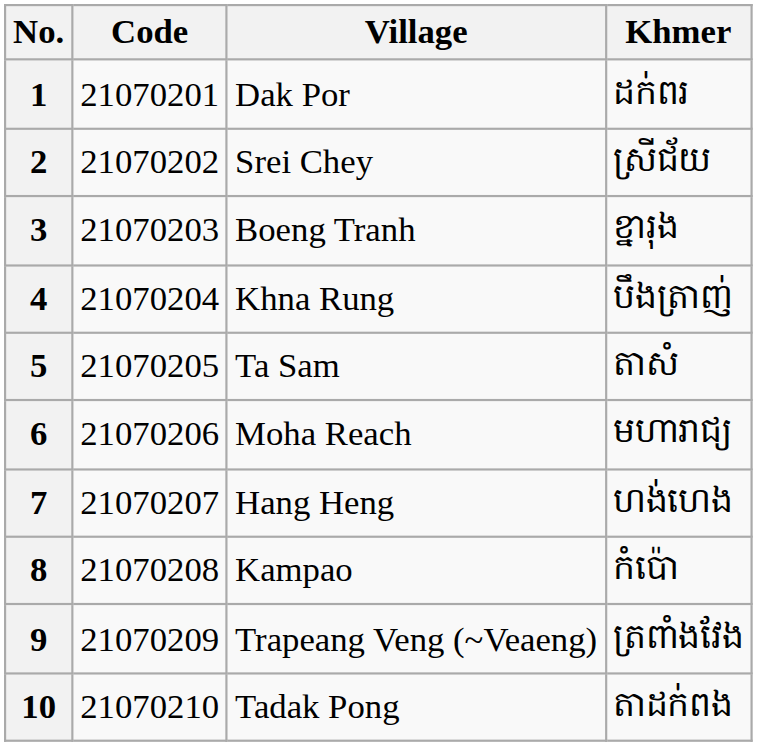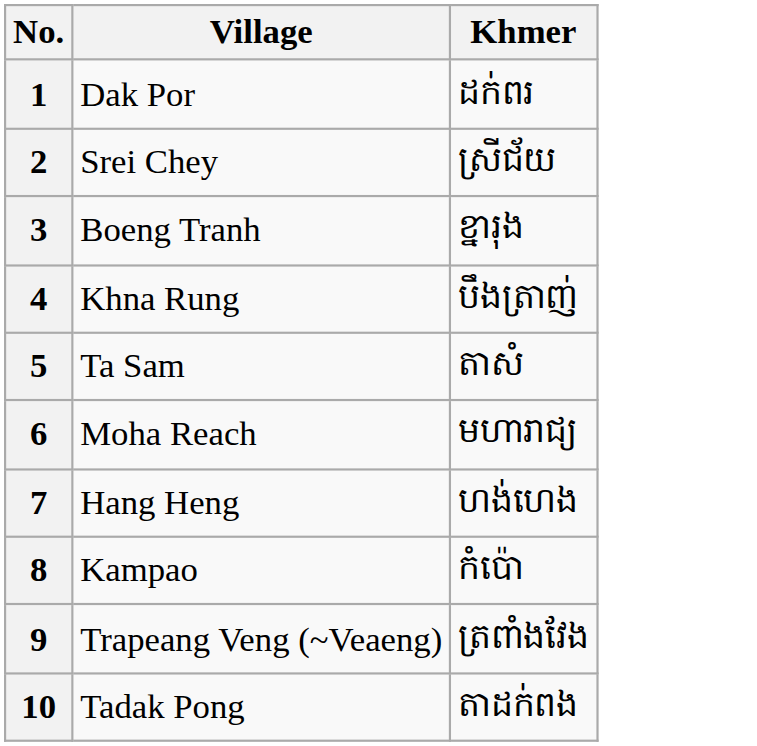- column: (150, 32)
